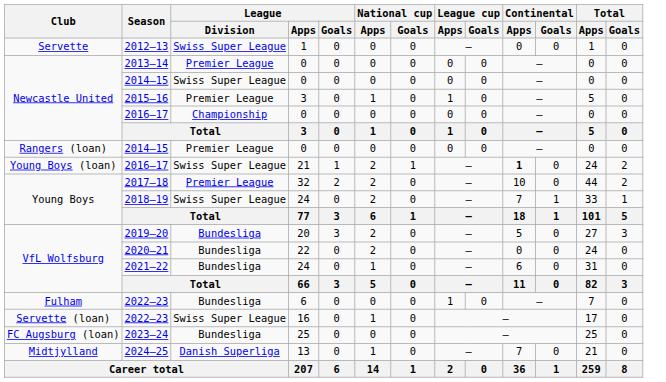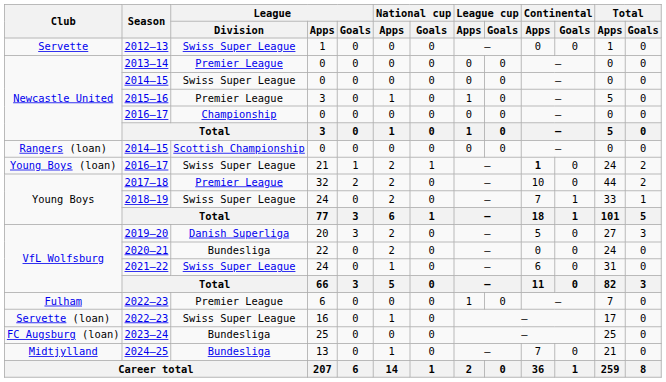(230, 148) Premier League -> (239, 148) Scottish Championship
(230, 233) Bundesliga -> (239, 233) Danish Superliga
(230, 267) Bundesliga -> (239, 267) Swiss Super League
(230, 301) Bundesliga -> (239, 301) Premier League
(230, 352) Danish Superliga -> (239, 352) Bundesliga
